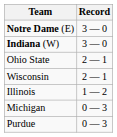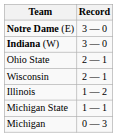+ row: (37, 108)
- row: (21, 124)
